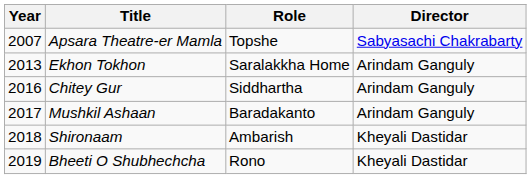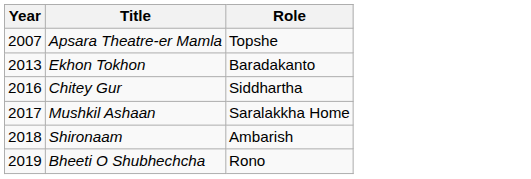- column: (440, 16)
(289, 64) Saralakkha Home -> (272, 64) Baradakanto
(272, 112) Baradakanto -> (289, 112) Saralakkha Home
